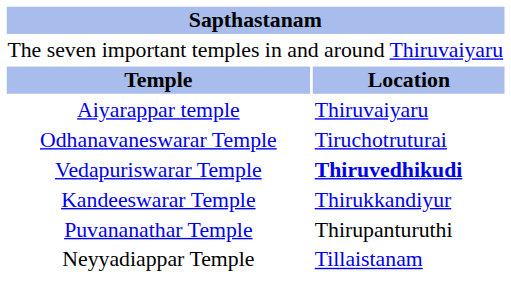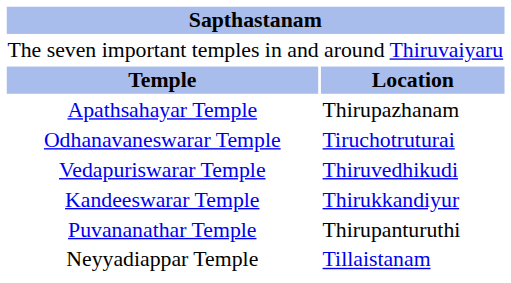- row: (158, 109)
+ row: (162, 109)
(388, 169) bold -> (390, 169) normal
